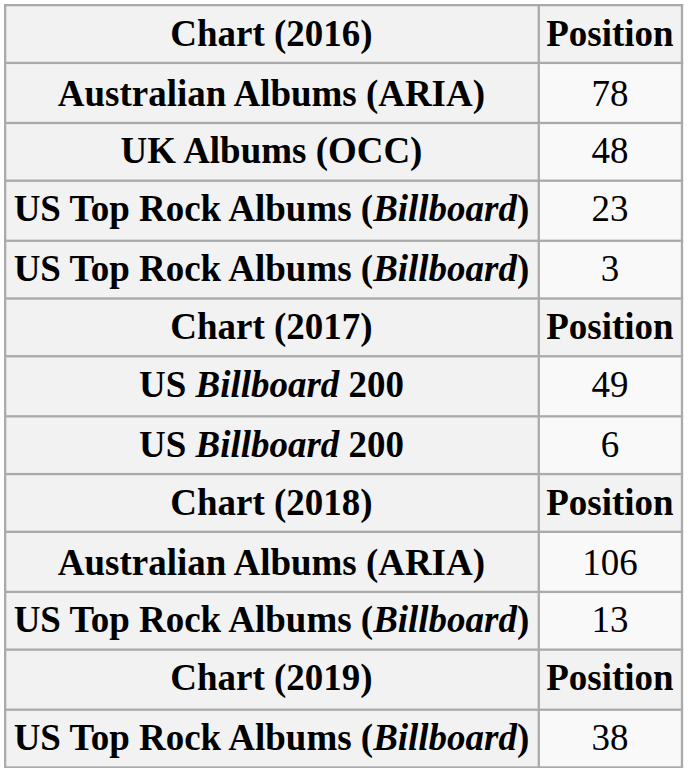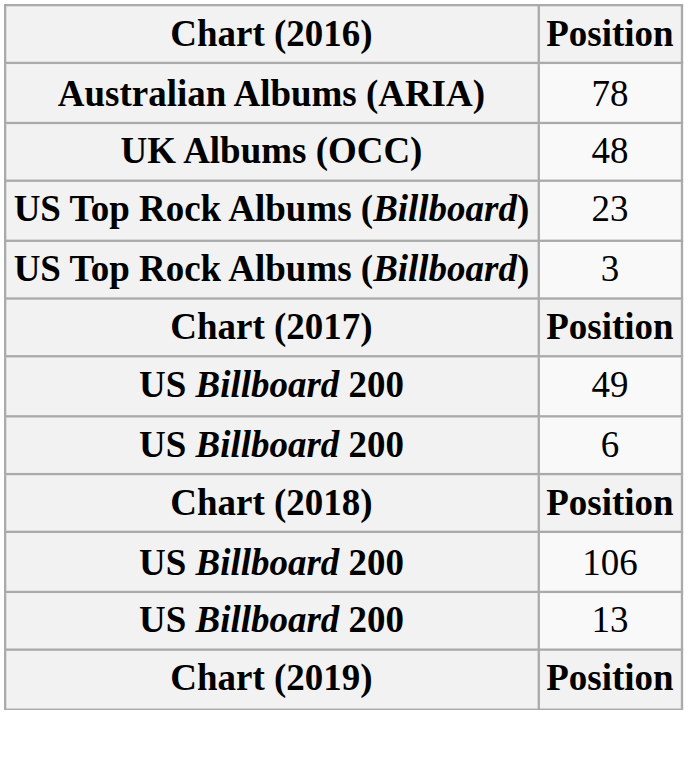(271, 561) Australian Albums (ARIA) -> (271, 561) US Billboard 200
(271, 619) US Top Rock Albums (Billboard) -> (271, 619) US Billboard 200
- row: (610, 737)
